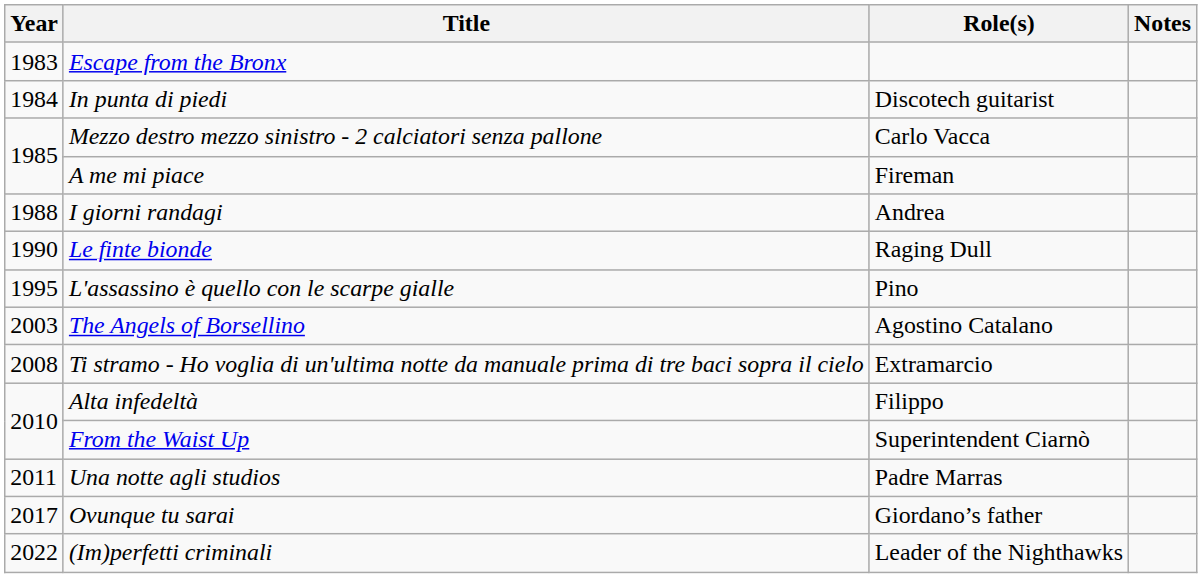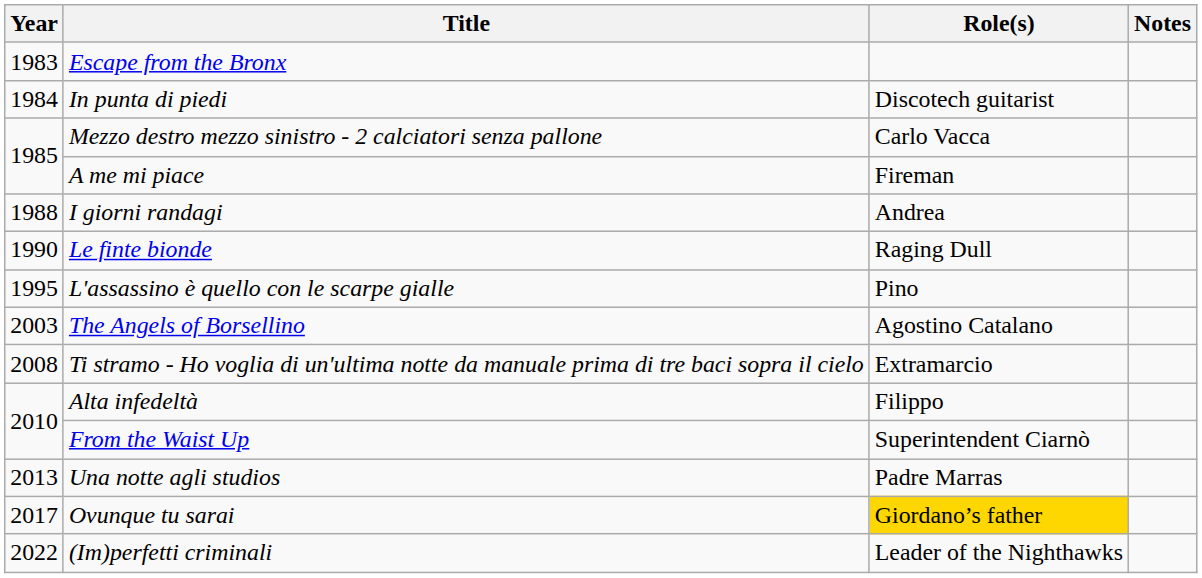(34, 477) 2011 -> (34, 477) 2013
(959, 514) no background -> (959, 514) gold background
